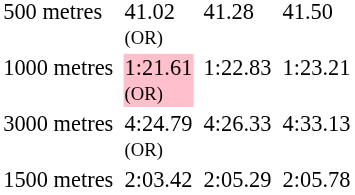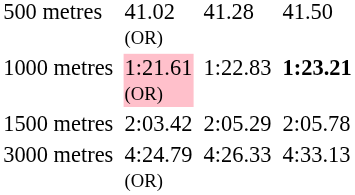(317, 67) normal -> (317, 67) bold
rows swapped: (58, 179) <-> (58, 123)
